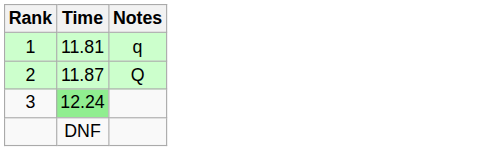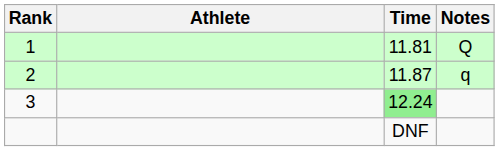+ column: (220, 18)
(138, 46) q -> (465, 46) Q
(138, 74) Q -> (465, 74) q
